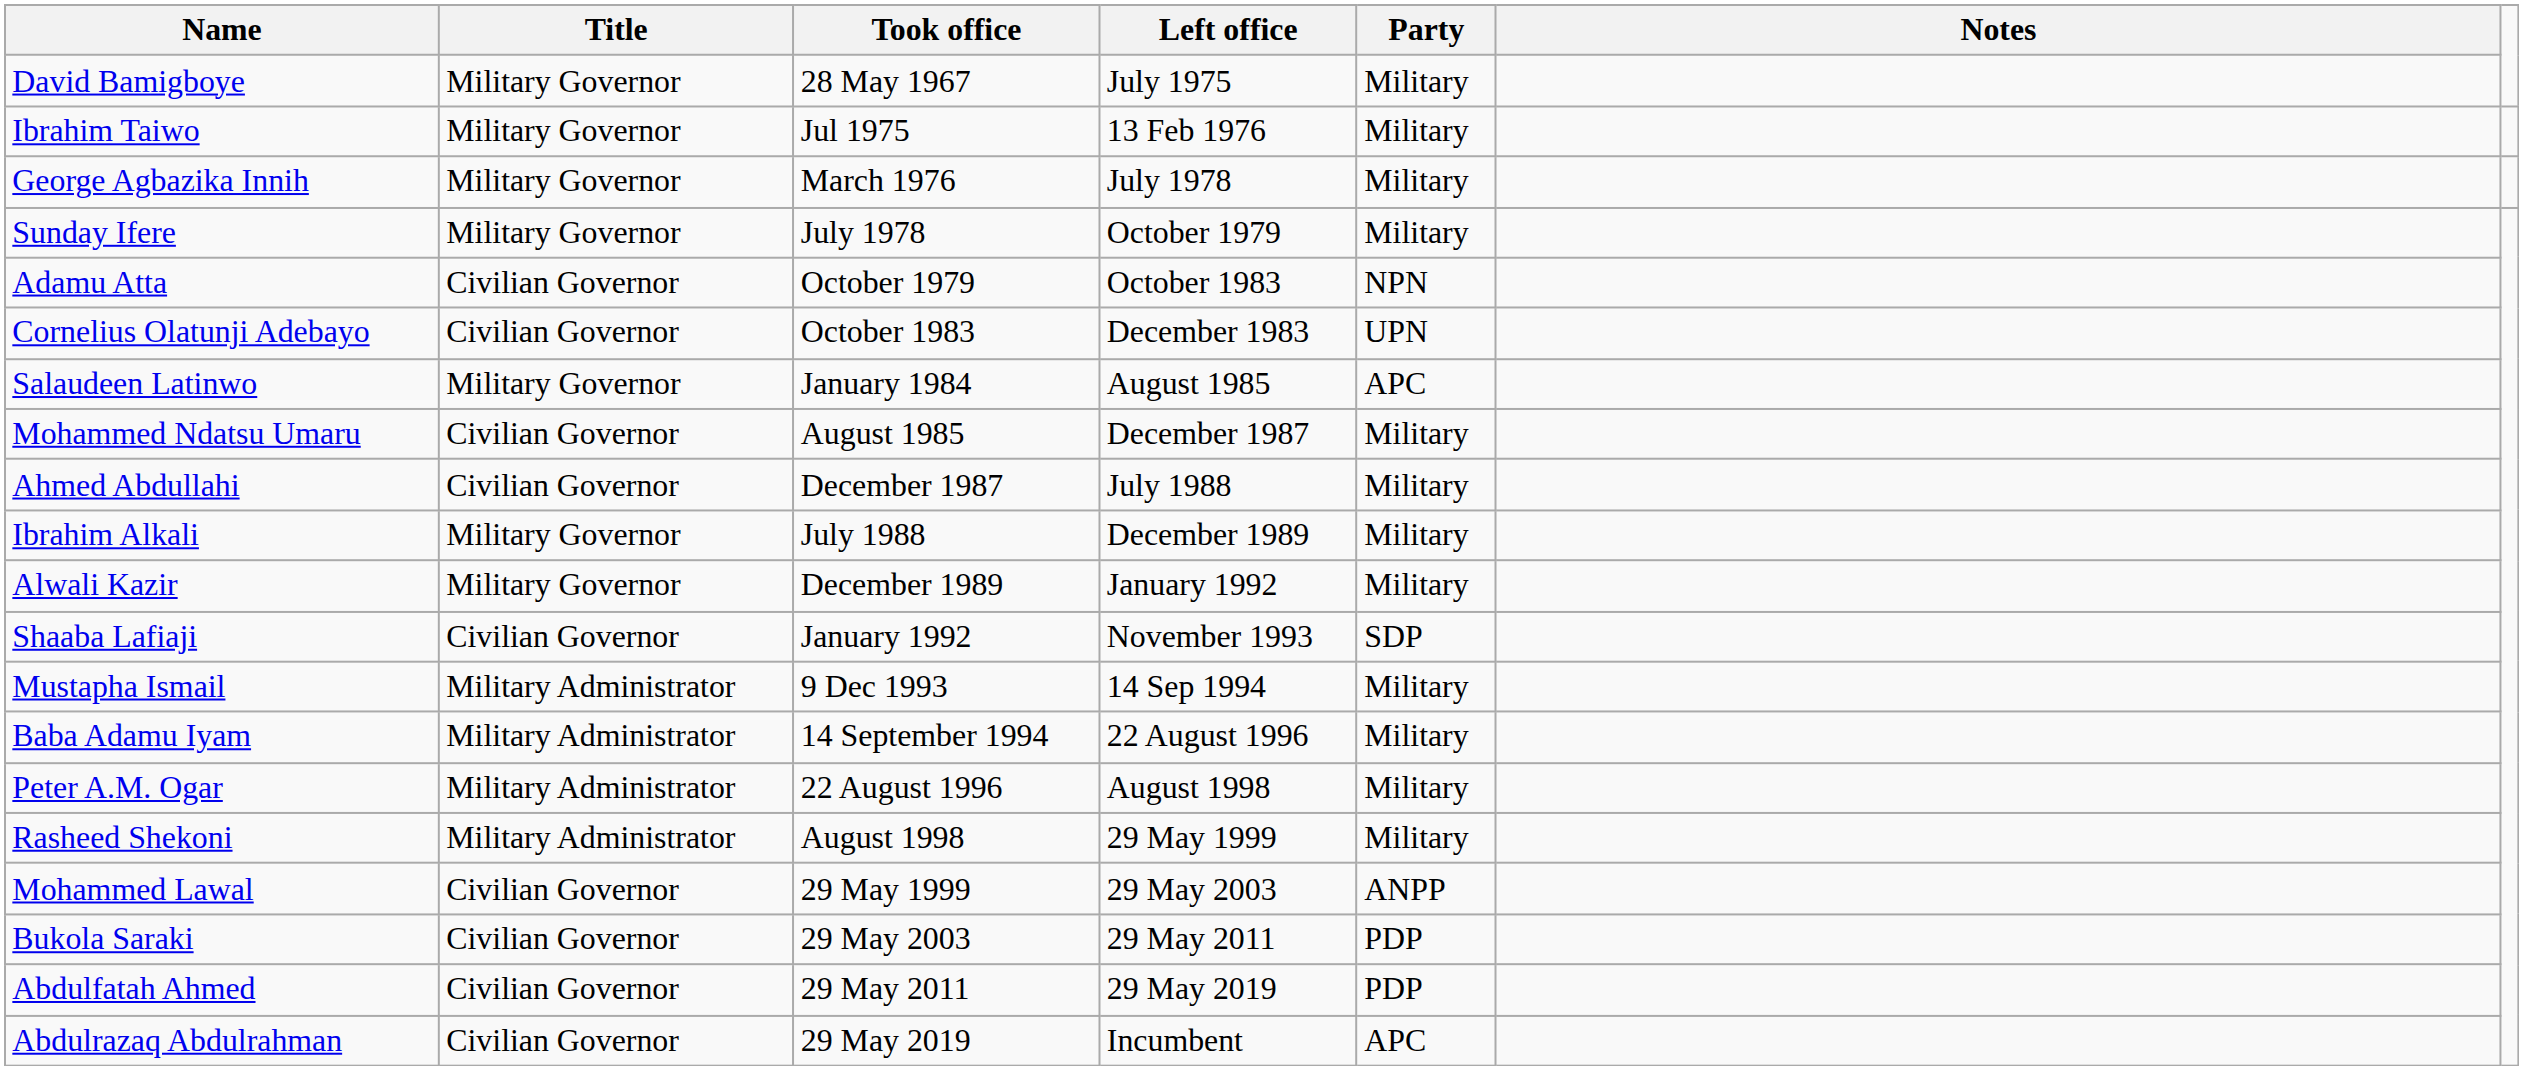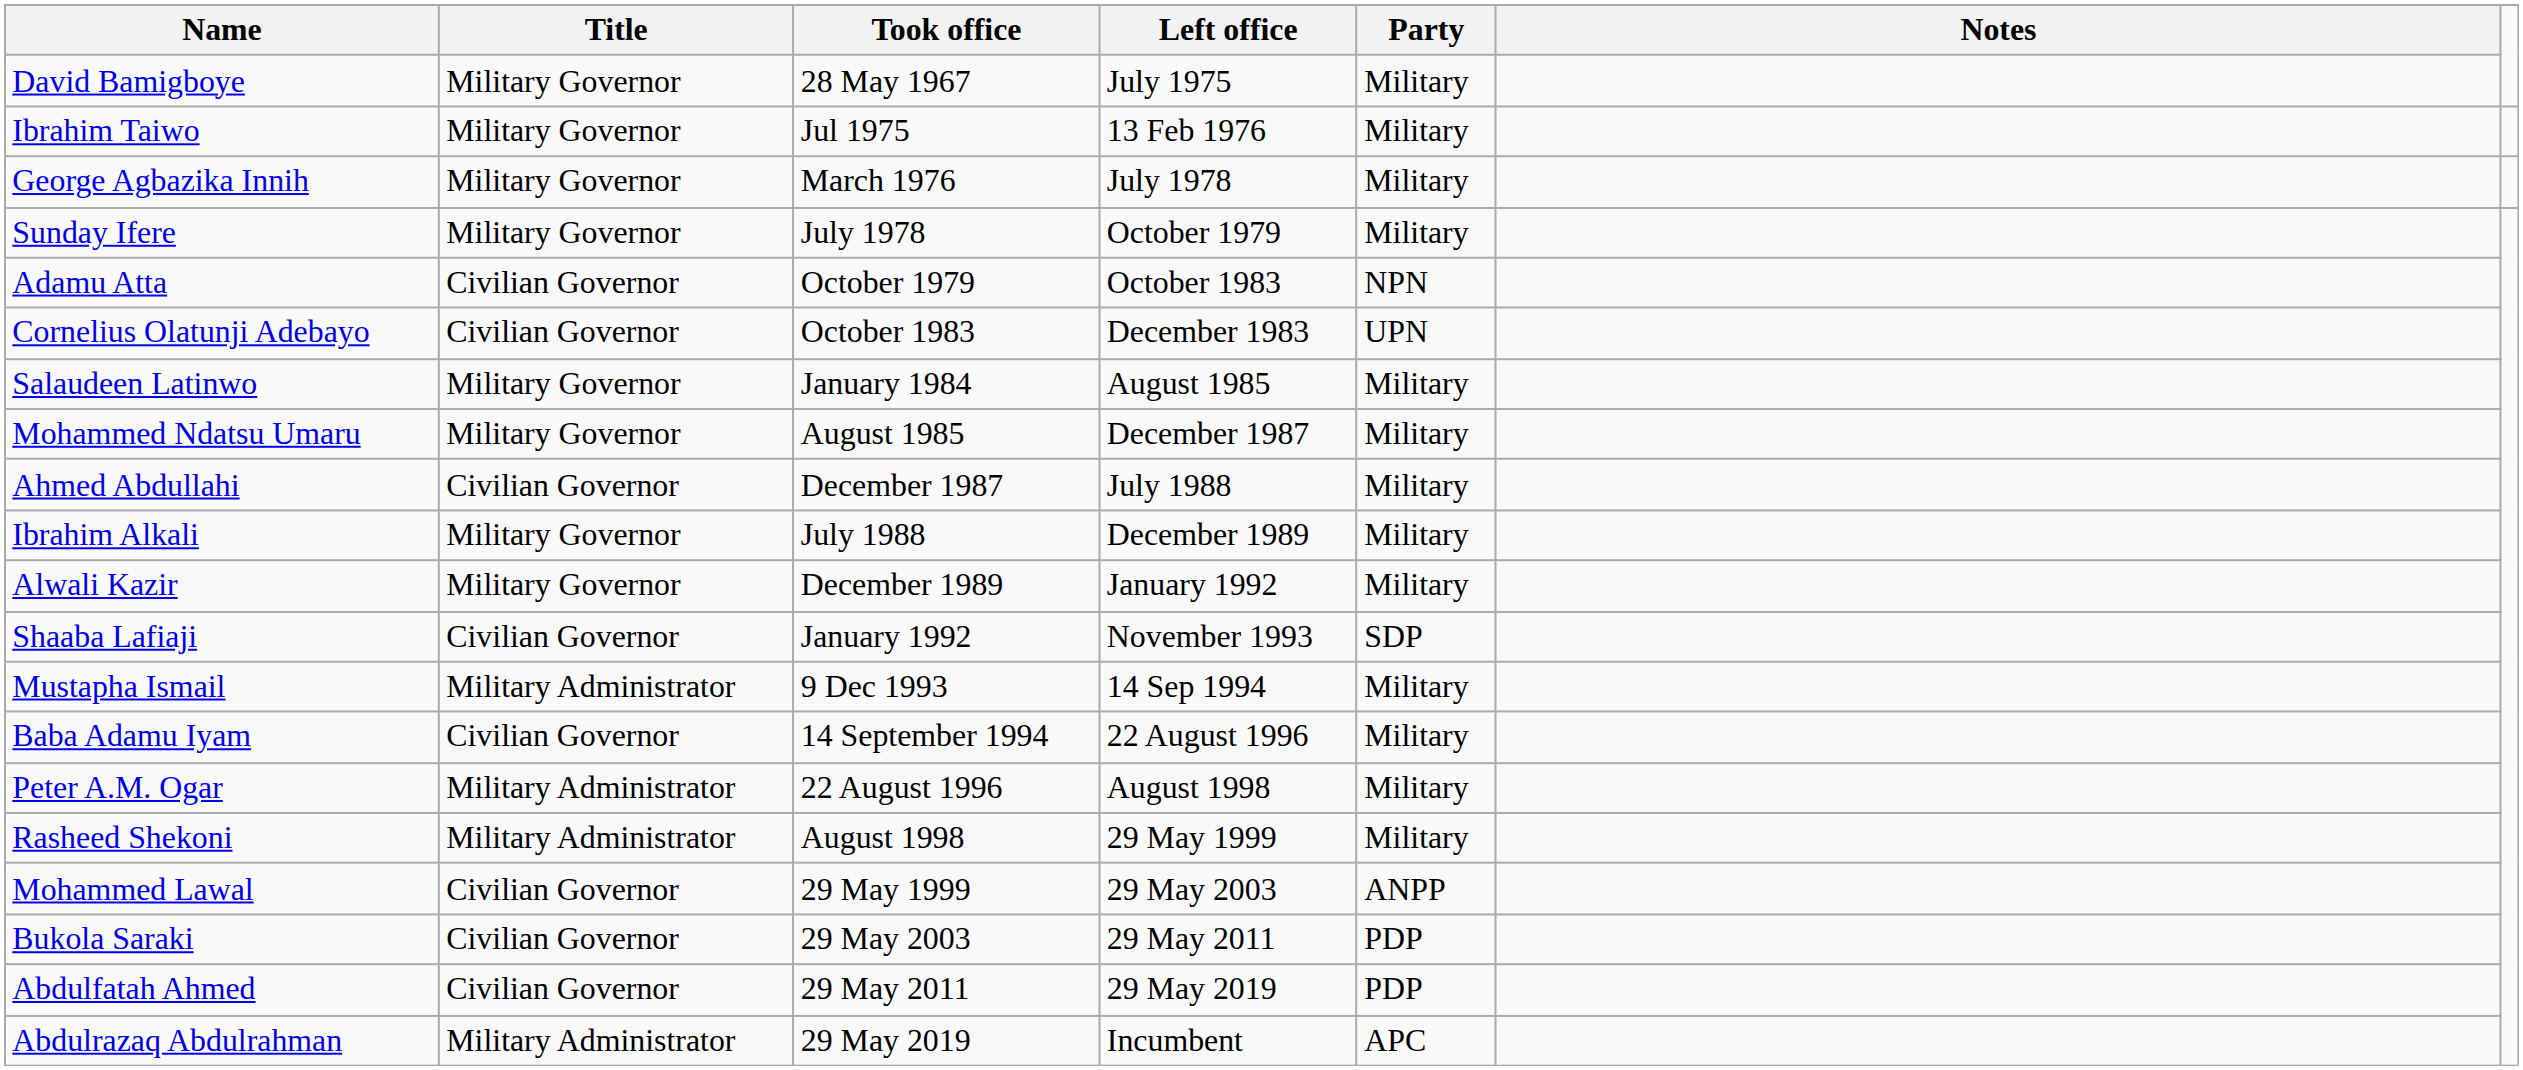(1395, 383) APC -> (1416, 383) Military
(563, 433) Civilian Governor -> (563, 433) Military Governor
(591, 736) Military Administrator -> (563, 736) Civilian Governor
(563, 1039) Civilian Governor -> (591, 1039) Military Administrator
